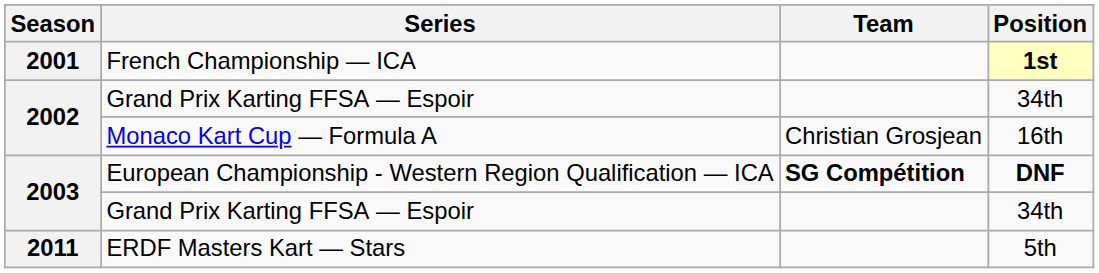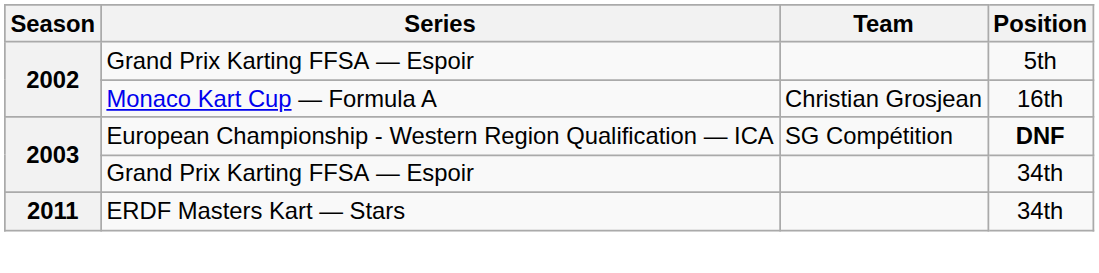- row: (53, 61)
(1040, 98) 34th -> (1040, 61) 5th
(875, 173) bold -> (869, 136) normal
(1040, 248) 5th -> (1040, 211) 34th
